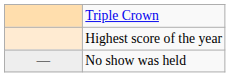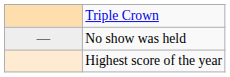rows swapped: (154, 38) <-> (136, 61)
